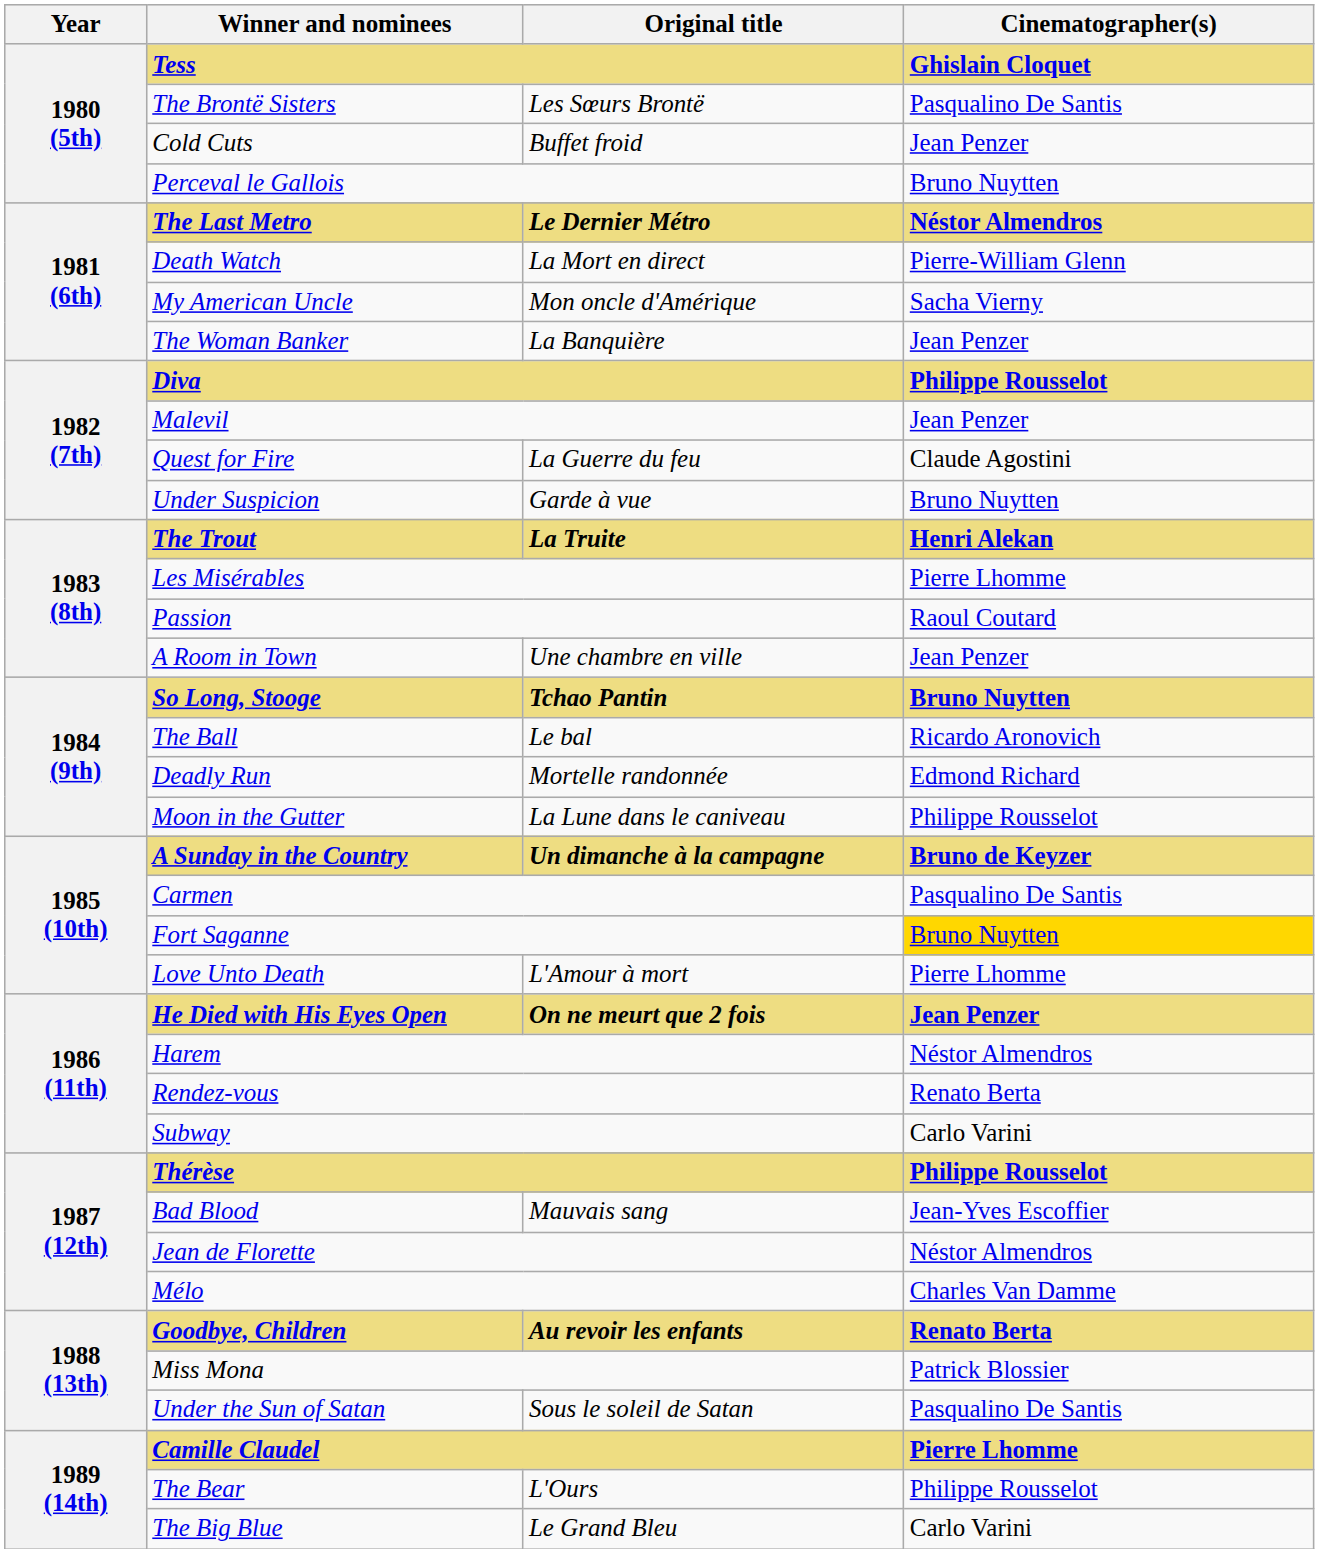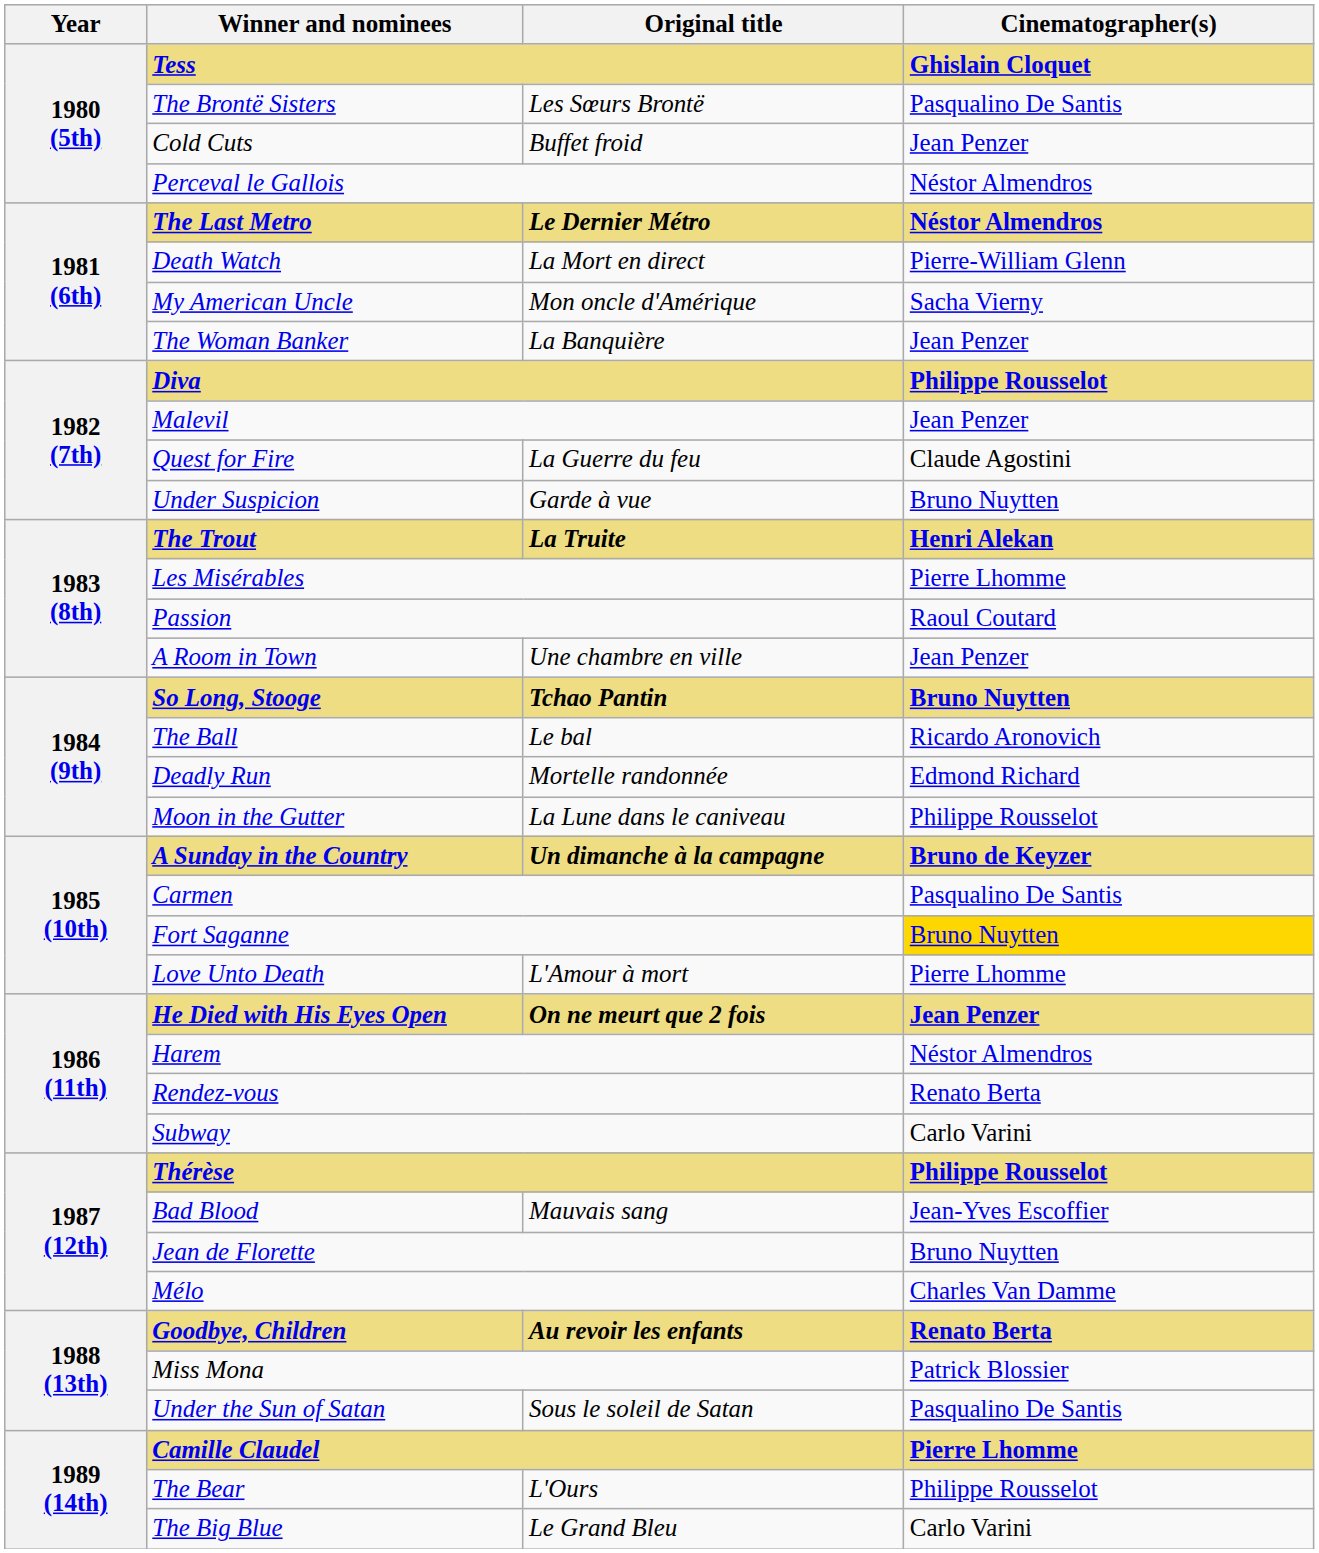(984, 182) Bruno Nuytten -> (1001, 182) Néstor Almendros
(1001, 1251) Néstor Almendros -> (984, 1251) Bruno Nuytten
